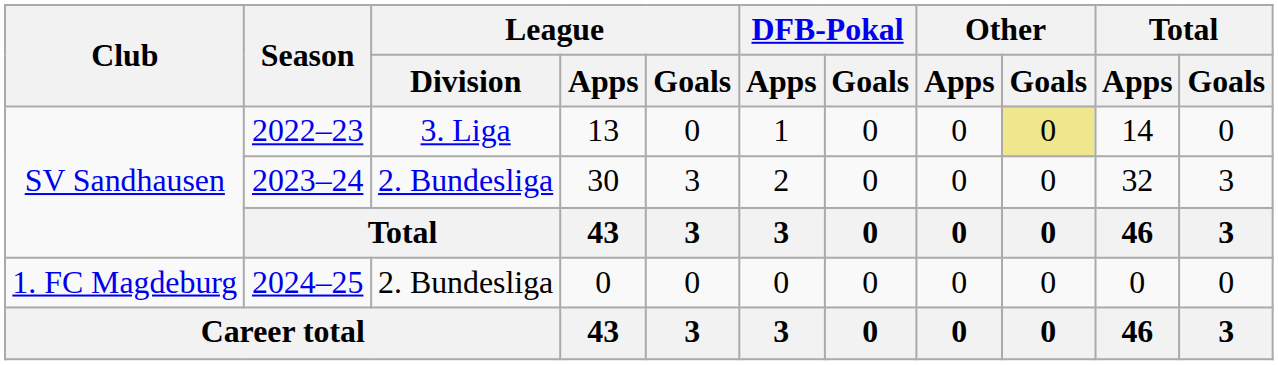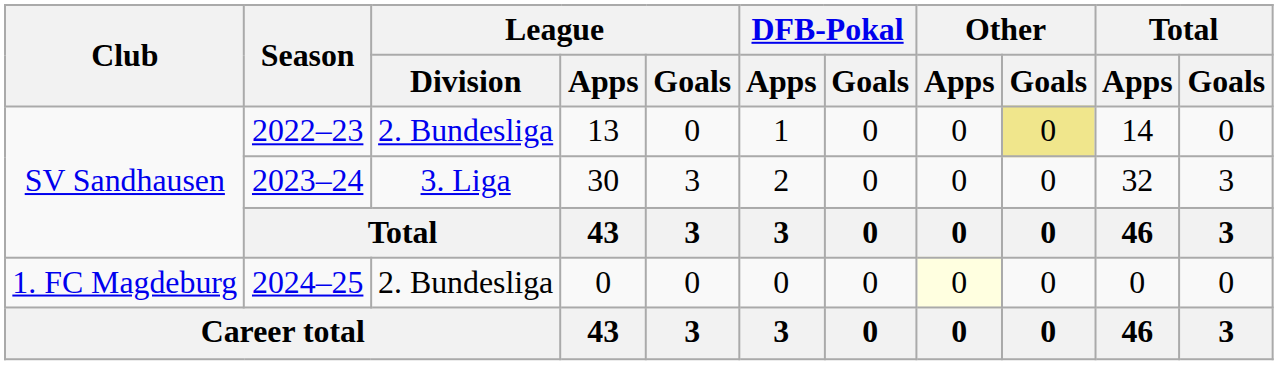(466, 130) 3. Liga -> (466, 130) 2. Bundesliga
(466, 181) 2. Bundesliga -> (466, 181) 3. Liga
(959, 282) no background -> (959, 282) lightyellow background
